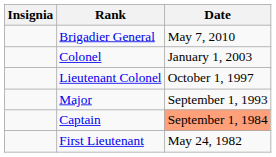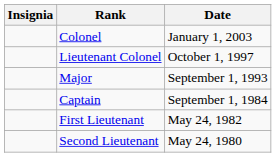- row: (107, 36)
(218, 120) lightsalmon background -> (218, 99) no background
+ row: (109, 141)
